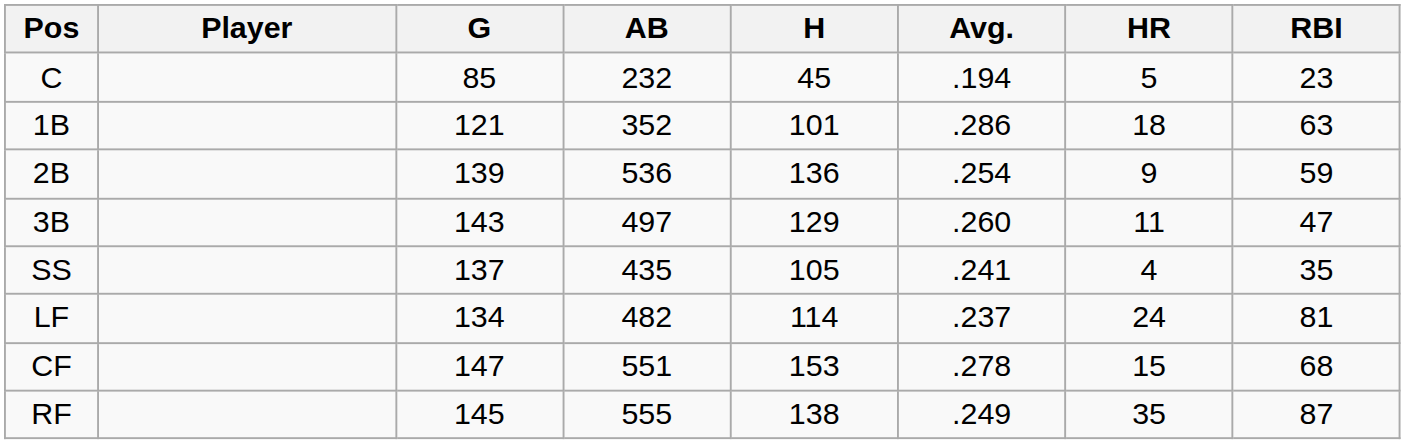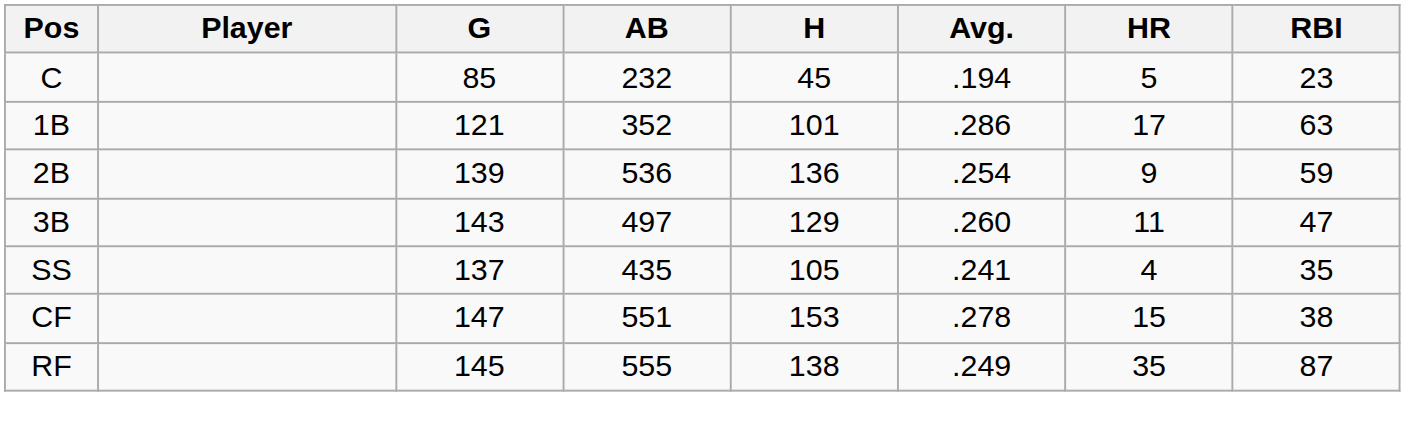(1149, 125) 18 -> (1149, 125) 17
- row: (51, 317)
(1317, 366) 68 -> (1317, 317) 38
